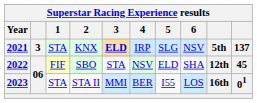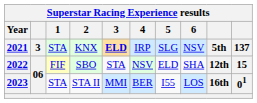(242, 64) 45 -> (242, 64) 15
